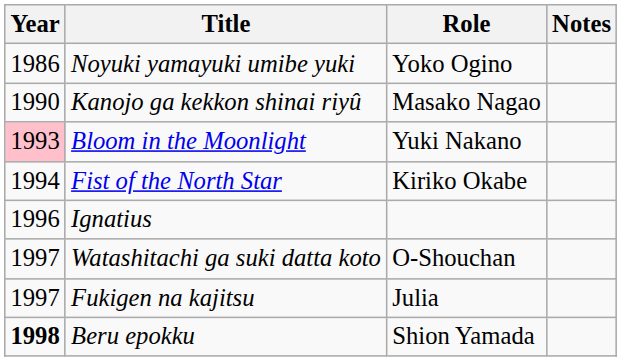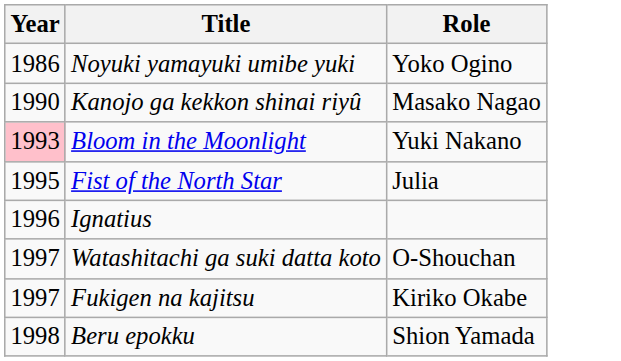- column: (582, 24)
(35, 180) 1994 -> (35, 180) 1995
(460, 180) Kiriko Okabe -> (416, 180) Julia
(416, 297) Julia -> (460, 297) Kiriko Okabe
(35, 336) bold -> (35, 336) normal
